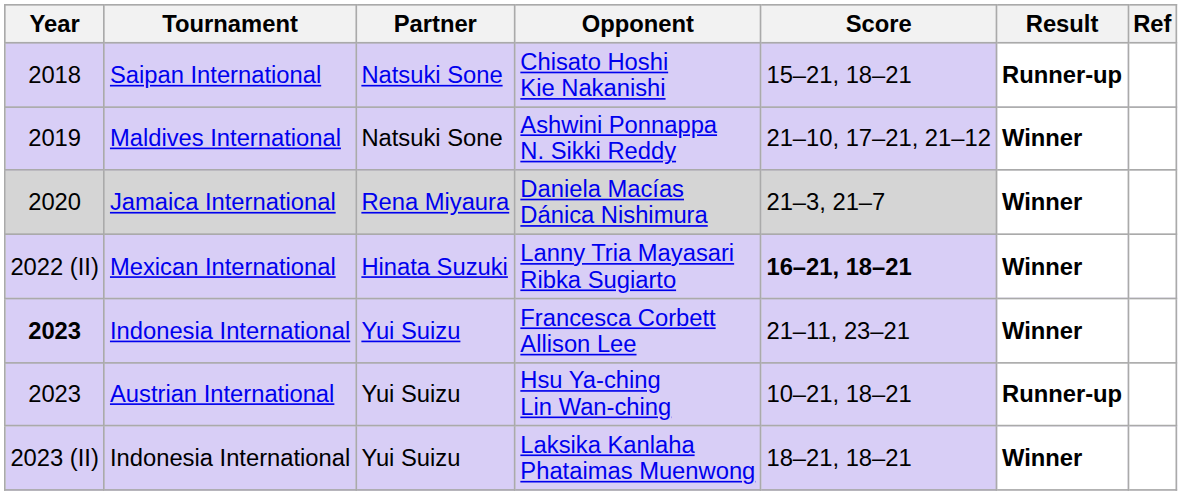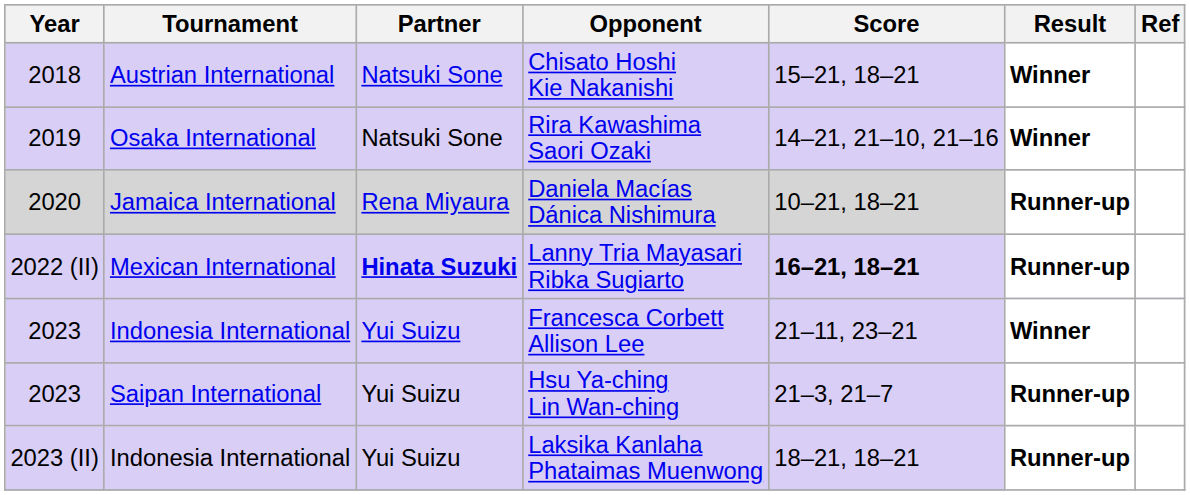(216, 75) Saipan International -> (222, 75) Austrian International
(1062, 75) Runner-up -> (1050, 75) Winner
+ row: (615, 139)
- row: (619, 139)
(826, 203) 21–3, 21–7 -> (847, 203) 10–21, 18–21
(1042, 203) Winner -> (1070, 203) Runner-up
(435, 267) normal -> (439, 267) bold
(1042, 267) Winner -> (1070, 267) Runner-up
(55, 330) bold -> (55, 330) normal
(222, 394) Austrian International -> (216, 394) Saipan International
(839, 394) 10–21, 18–21 -> (834, 394) 21–3, 21–7
(1042, 458) Winner -> (1070, 458) Runner-up
